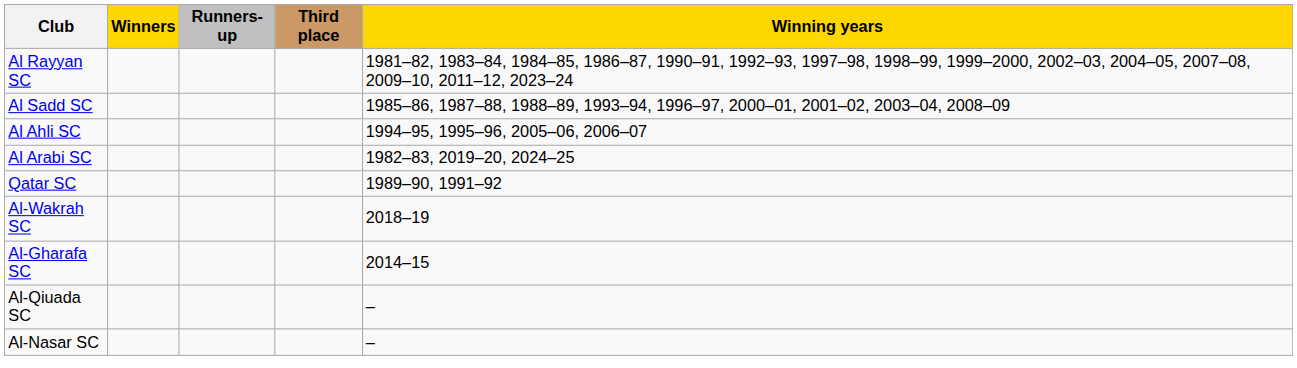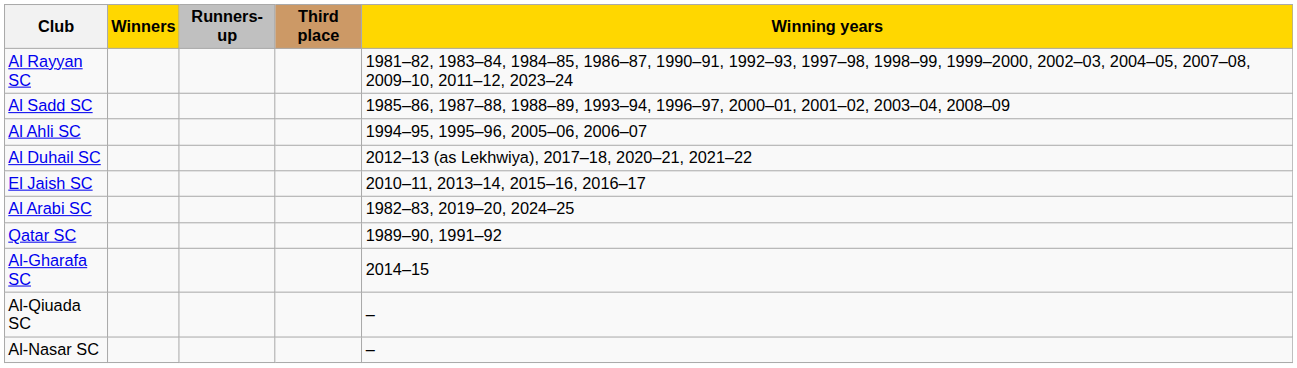+ row: (55, 157)
+ row: (50, 183)
- row: (46, 218)
